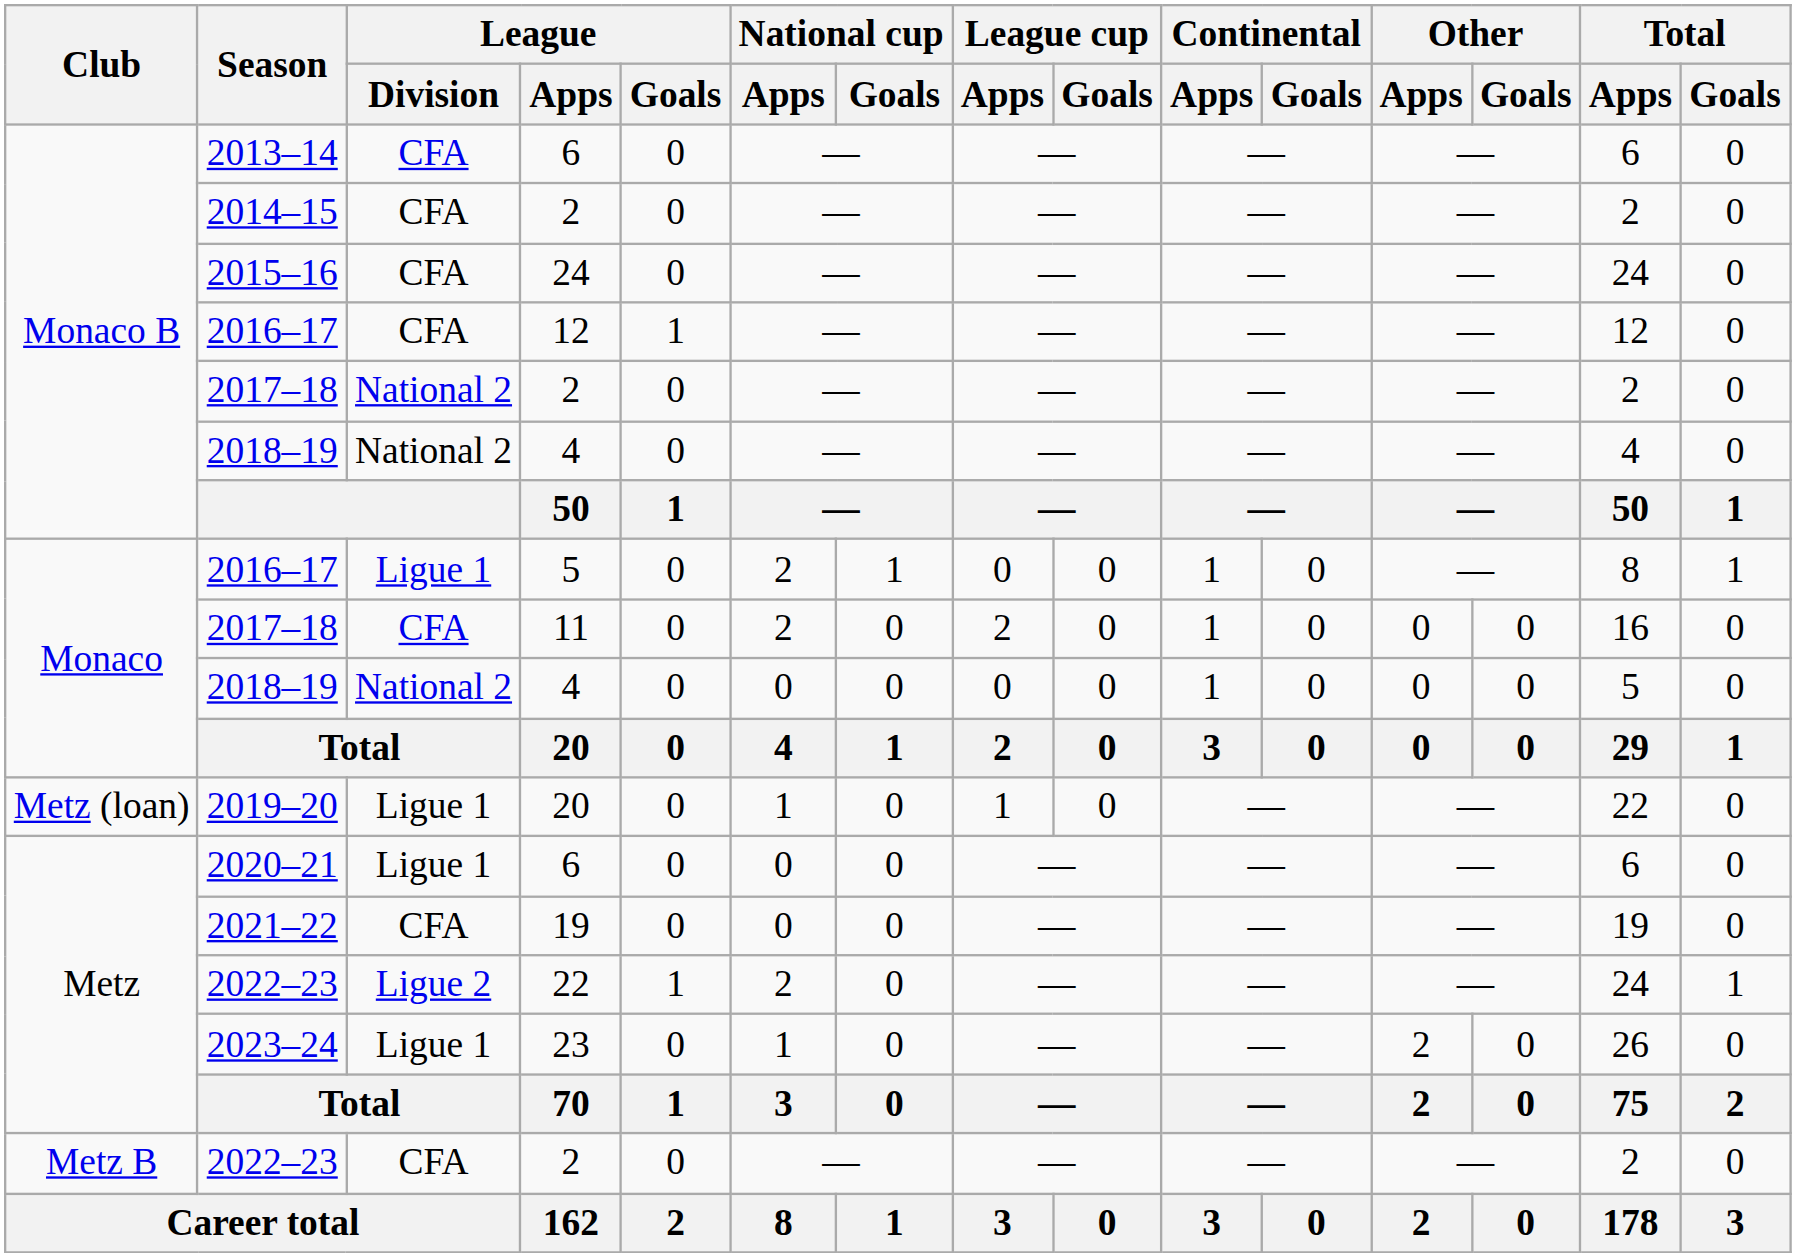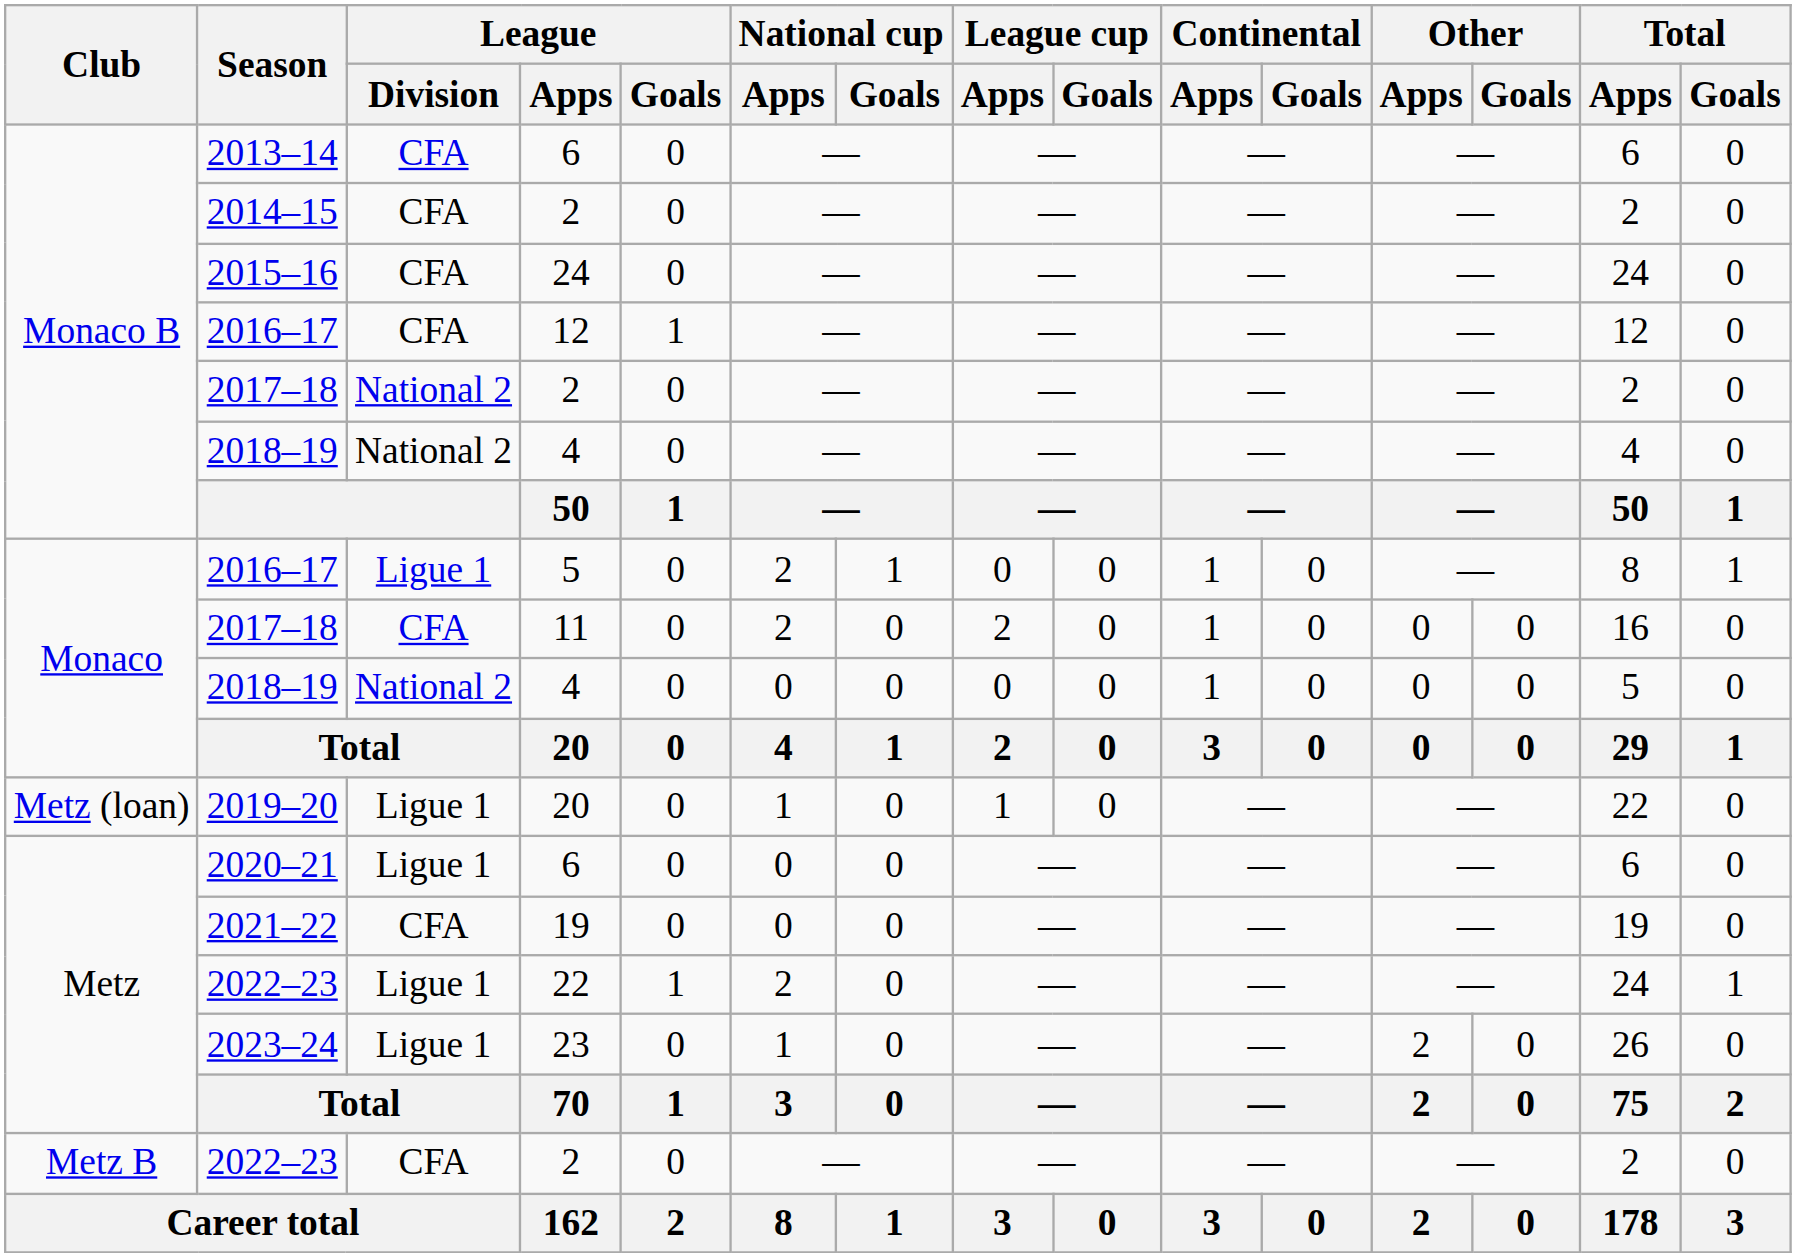(434, 984) Ligue 2 -> (434, 984) Ligue 1
